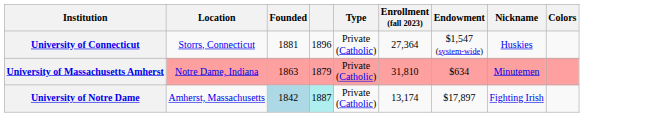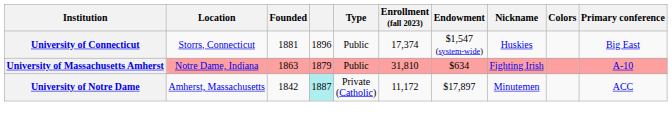+ column: (623, 17)
(356, 44) Private (Catholic) -> (356, 44) Public
(405, 44) 27,364 -> (405, 44) 17,374
(356, 71) Private (Catholic) -> (356, 66) Public
(517, 71) Minutemen -> (517, 66) Fighting Irish
(288, 98) lightblue background -> (288, 87) no background
(405, 98) 13,174 -> (405, 87) 11,172
(517, 98) Fighting Irish -> (517, 87) Minutemen
